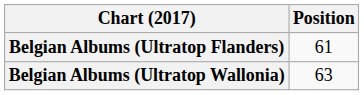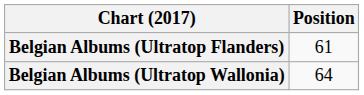(324, 75) 63 -> (324, 75) 64
